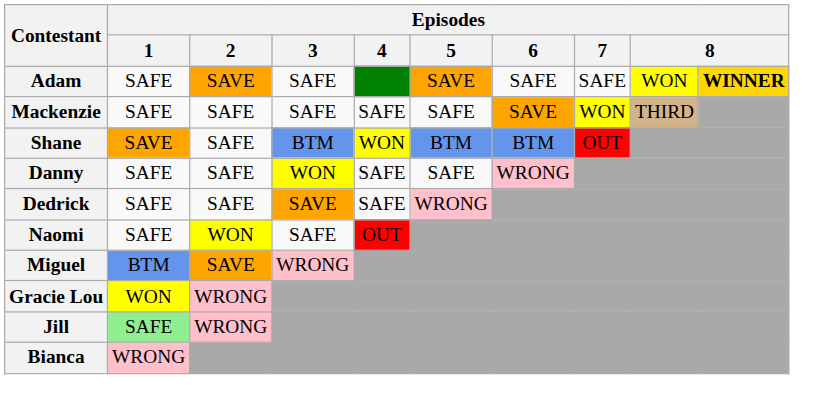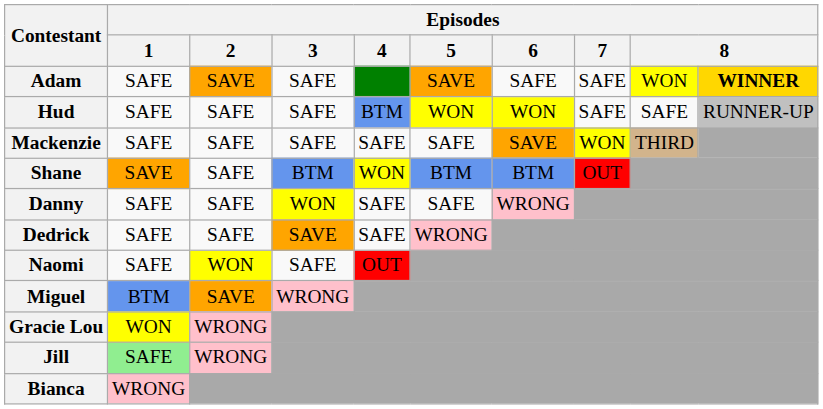+ row: (56, 111)
